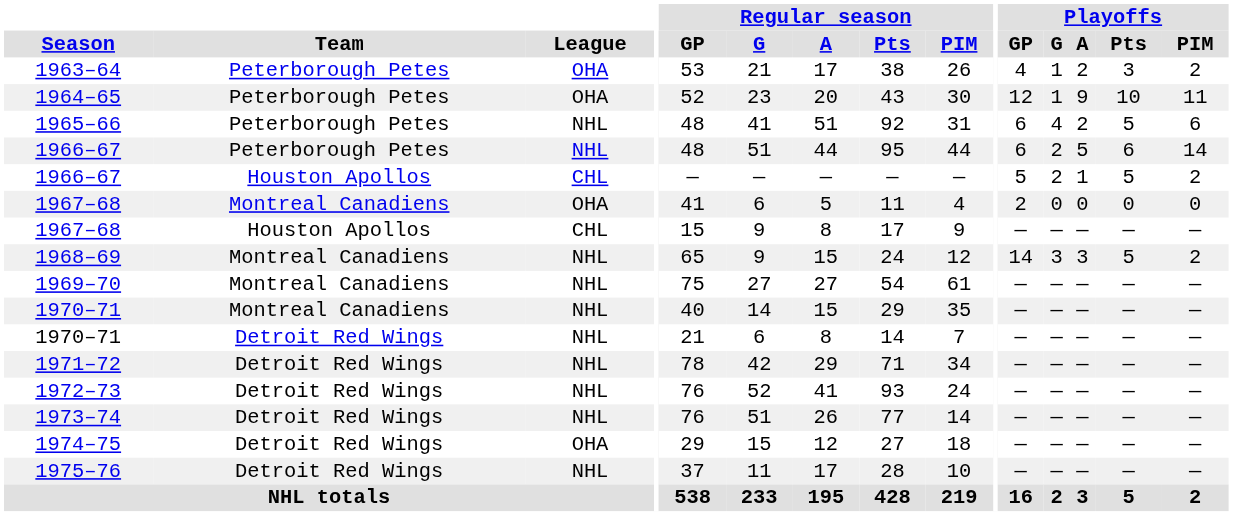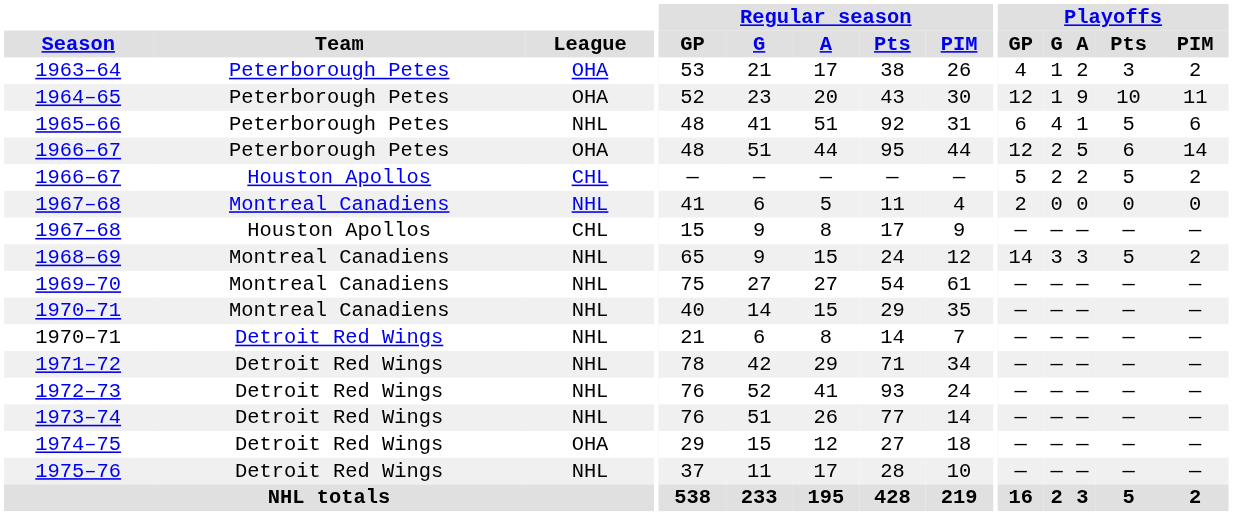(1082, 124) 2 -> (1082, 124) 1
(590, 151) NHL -> (590, 151) OHA
(1021, 151) 6 -> (1021, 151) 12
(1082, 177) 1 -> (1082, 177) 2
(590, 204) OHA -> (590, 204) NHL
